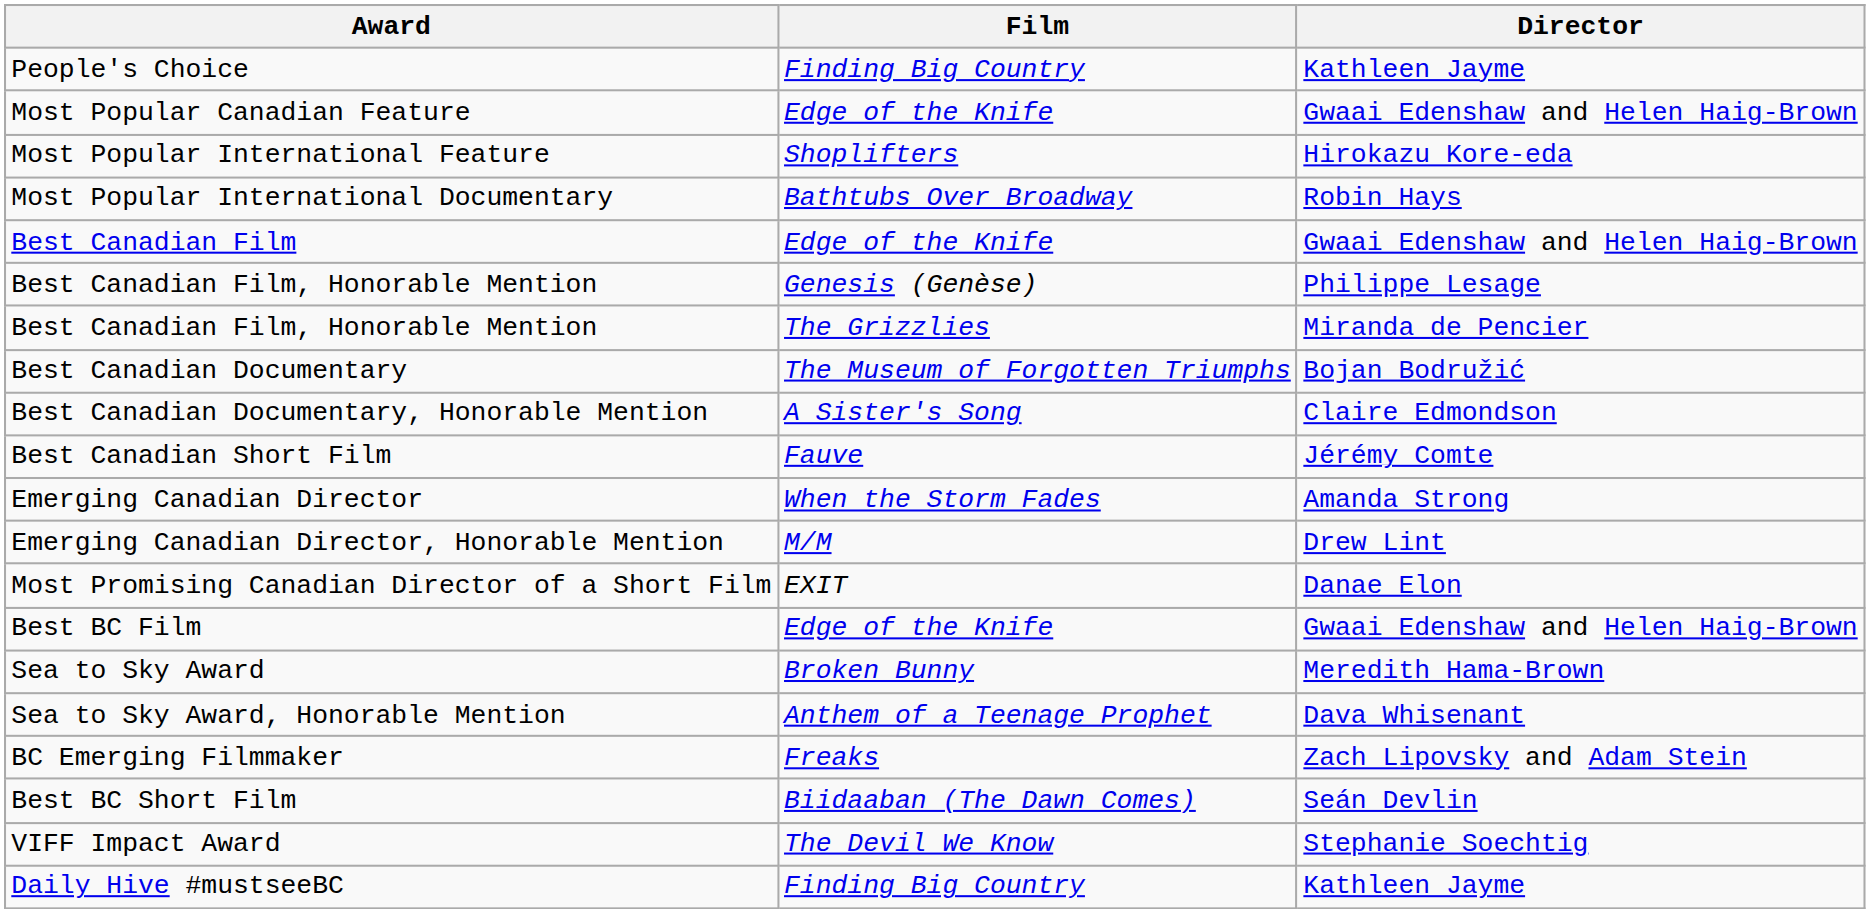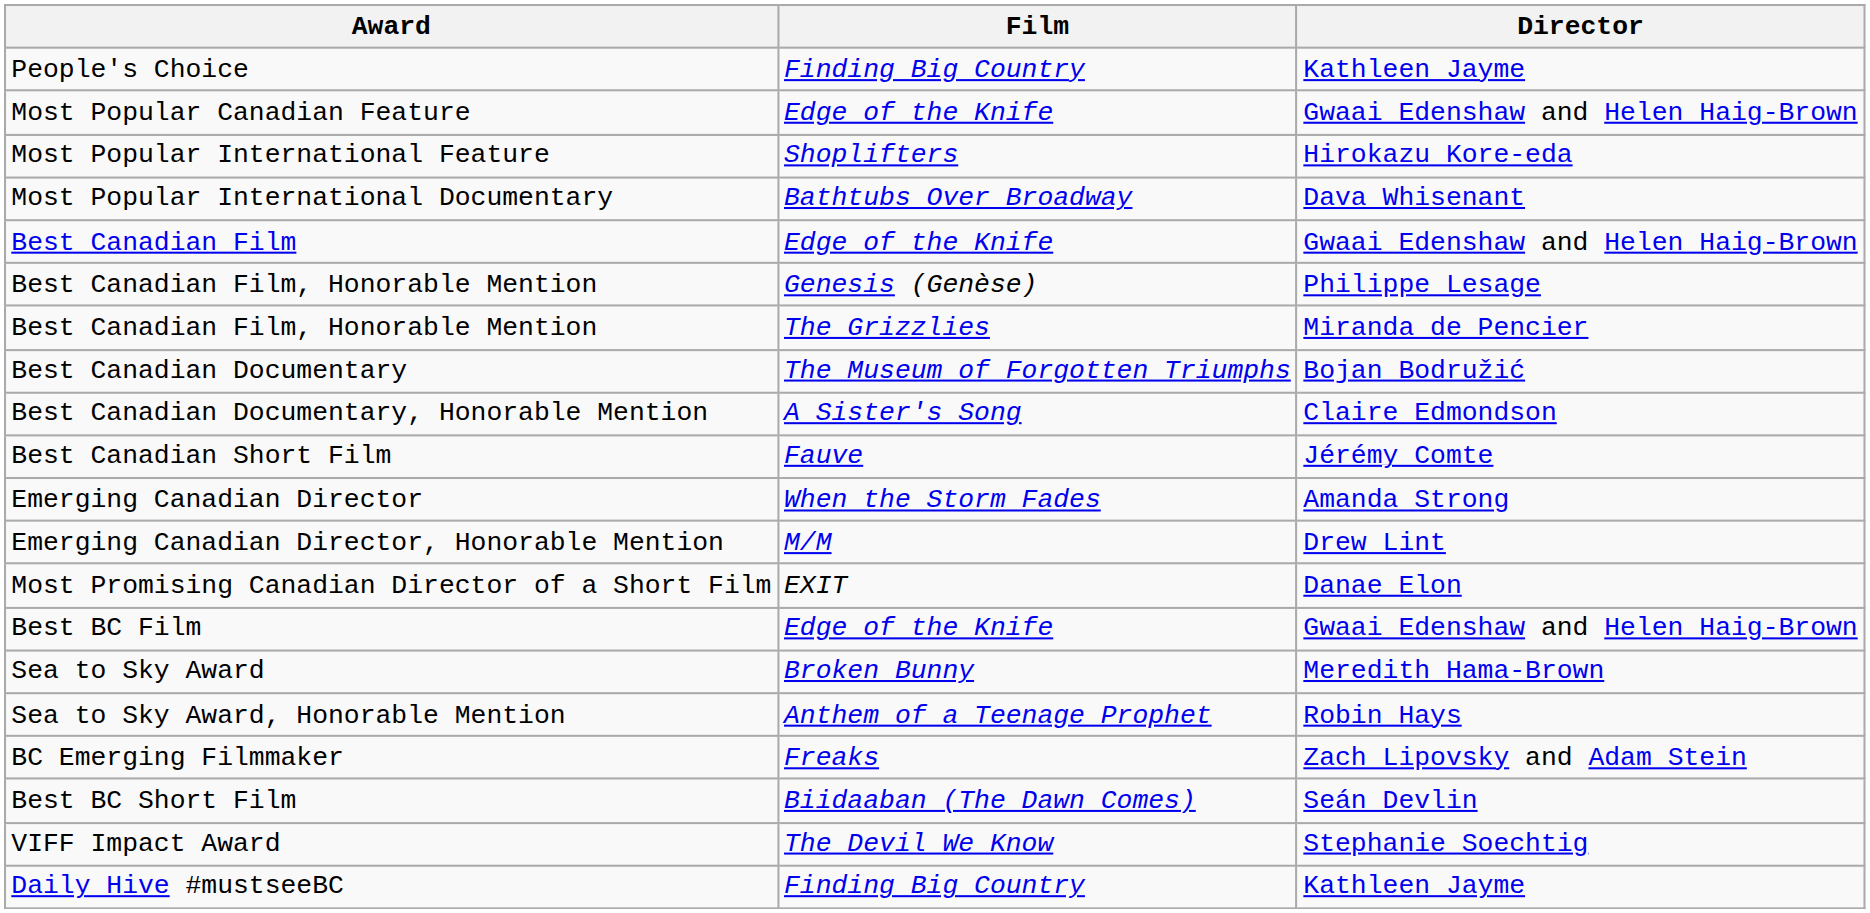(1383, 199) Robin Hays -> (1414, 199) Dava Whisenant
(1414, 715) Dava Whisenant -> (1383, 715) Robin Hays
